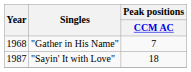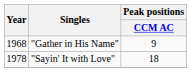(154, 43) 7 -> (154, 43) 9
(17, 59) 1987 -> (17, 59) 1978
